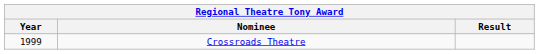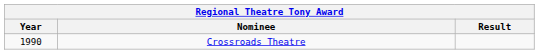(31, 41) 1999 -> (31, 41) 1990
